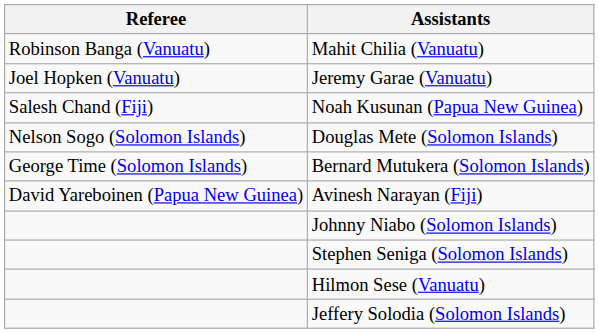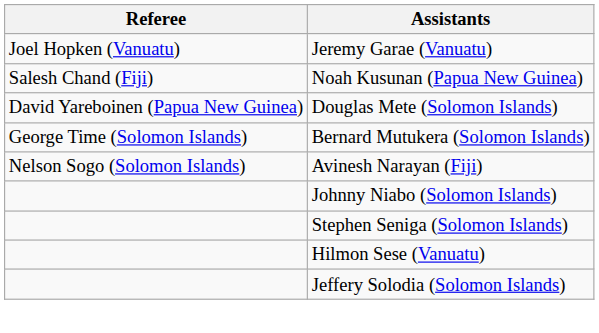- row: (398, 48)
(127, 136) Nelson Sogo (Solomon Islands) -> (156, 107) David Yareboinen (Papua New Guinea)
(156, 195) David Yareboinen (Papua New Guinea) -> (127, 166) Nelson Sogo (Solomon Islands)
